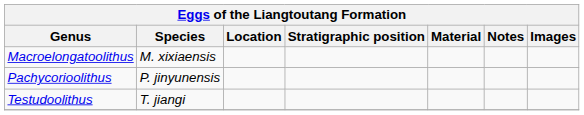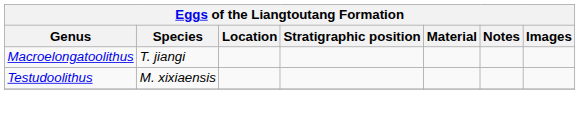(178, 57) M. xixiaensis -> (162, 57) T. jiangi
- row: (60, 78)
(162, 99) T. jiangi -> (178, 78) M. xixiaensis
